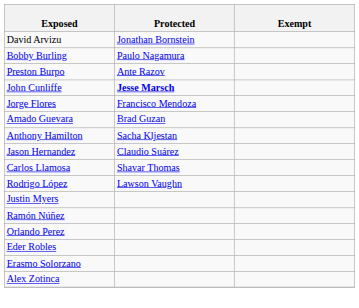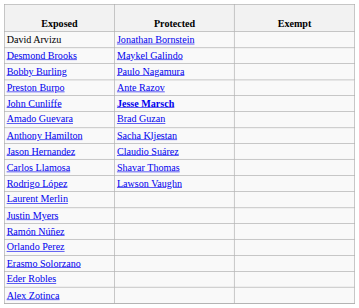+ row: (42, 55)
- row: (31, 103)
+ row: (37, 199)
rows swapped: (31, 247) <-> (44, 263)
